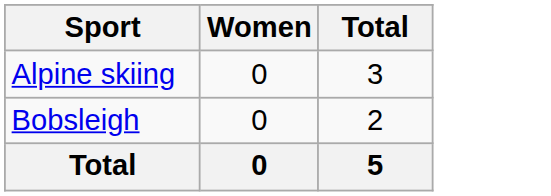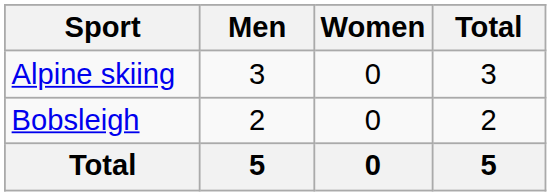+ column: (257, 27)
